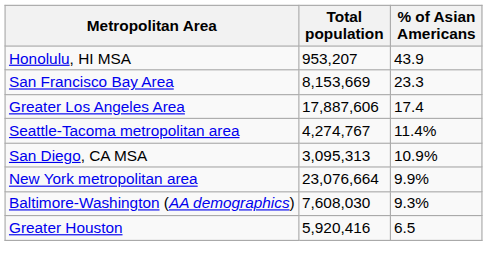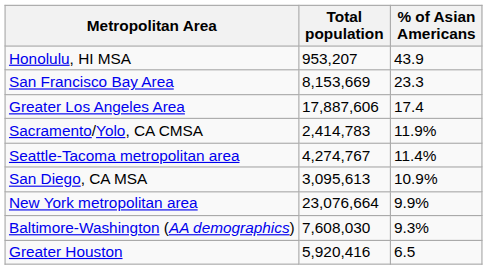+ row: (106, 131)
(336, 155) 3,095,313 -> (336, 179) 3,095,613
